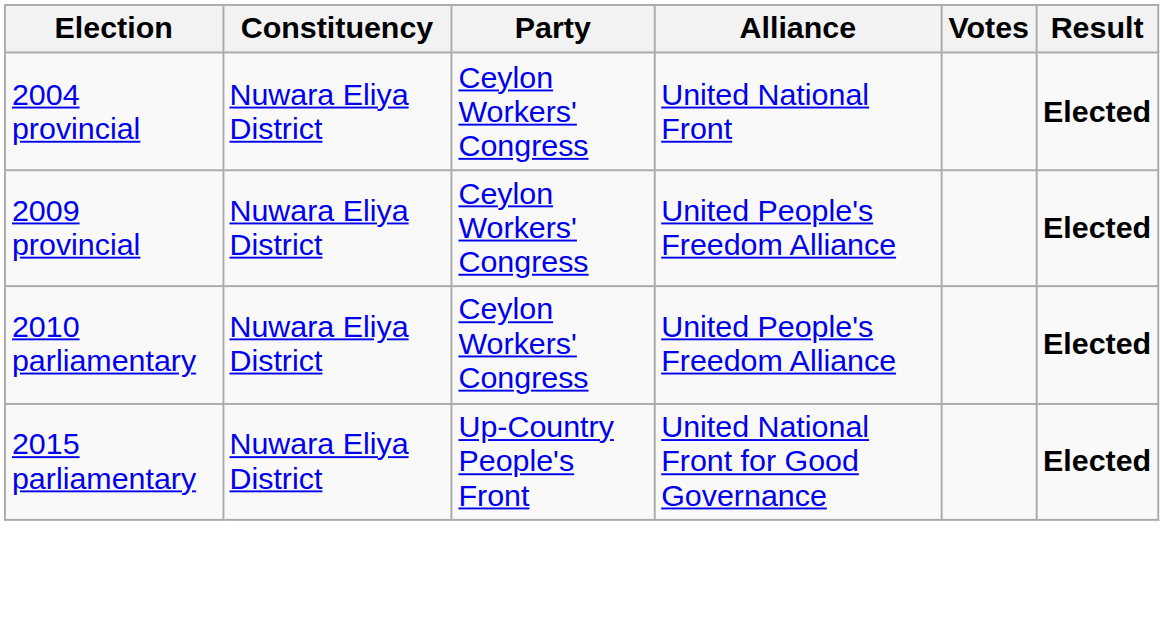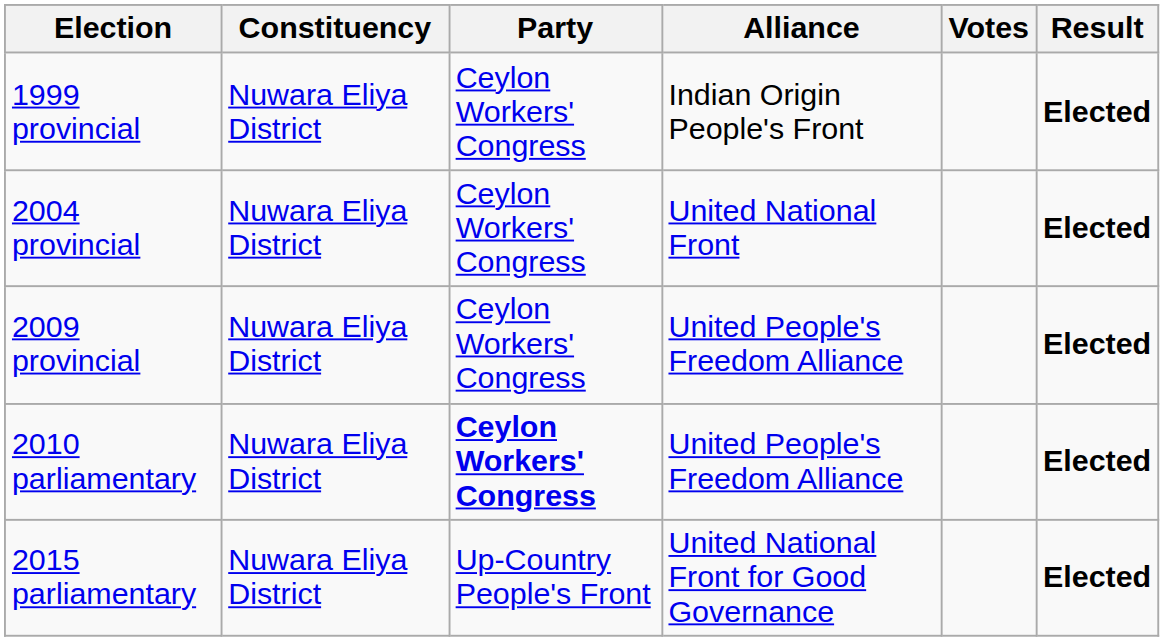+ row: (76, 111)
(524, 344) normal -> (526, 460) bold
